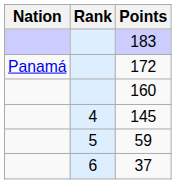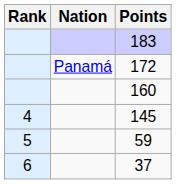columns swapped: (93, 16) <-> (37, 16)
